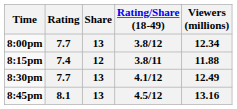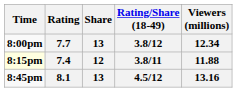(25, 60) no background -> (25, 60) lightyellow background
- row: (148, 78)
